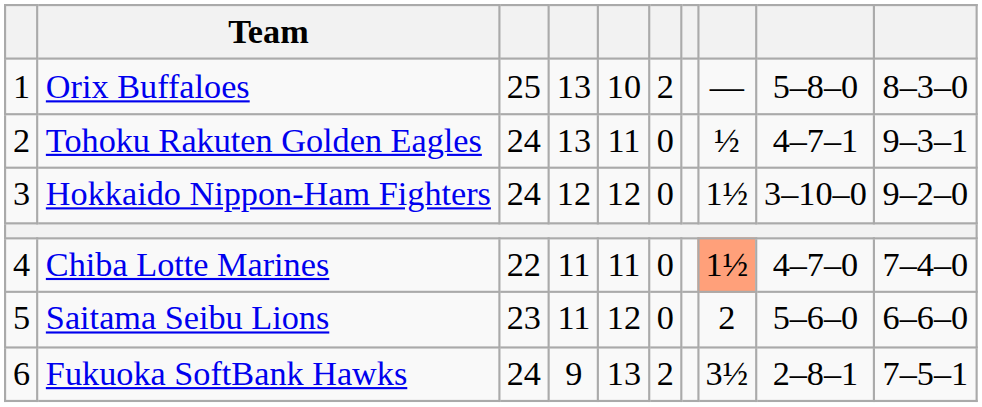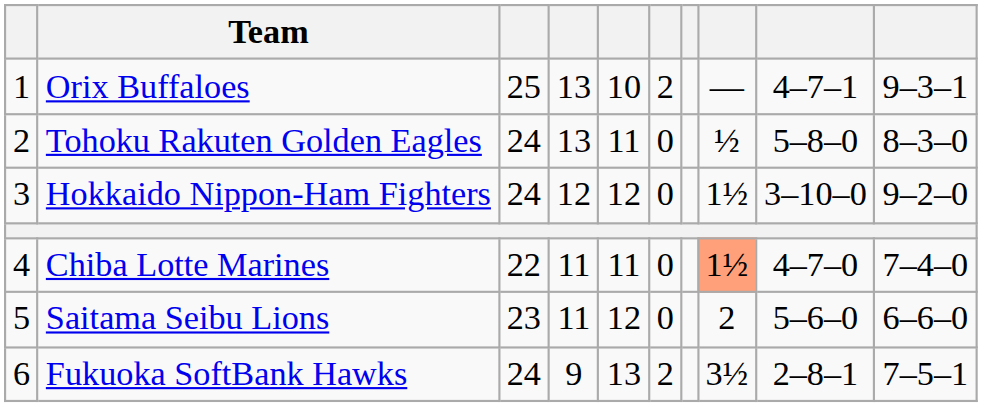(815, 85) 5–8–0 -> (815, 85) 4–7–1
(925, 85) 8–3–0 -> (925, 85) 9–3–1
(815, 140) 4–7–1 -> (815, 140) 5–8–0
(925, 140) 9–3–1 -> (925, 140) 8–3–0
